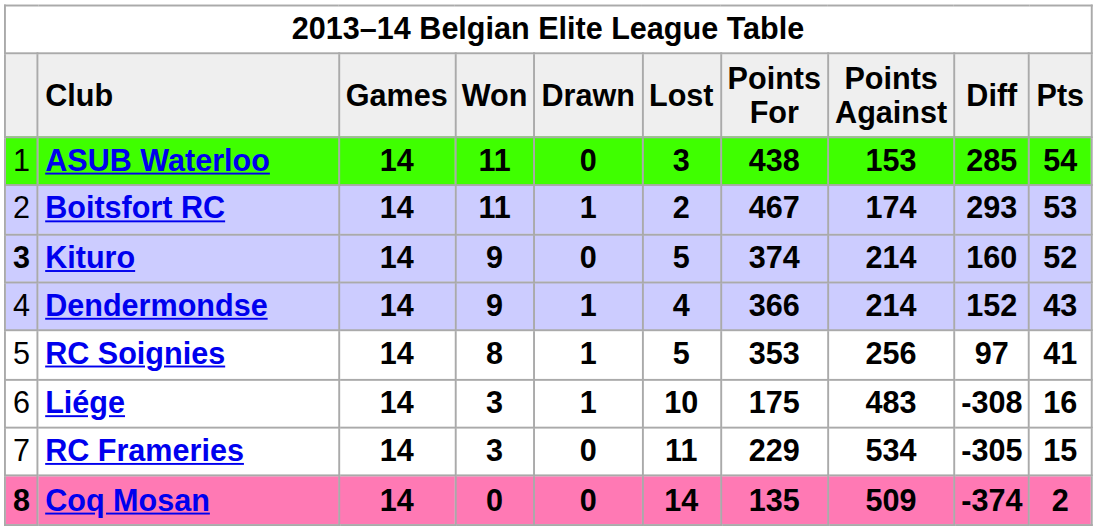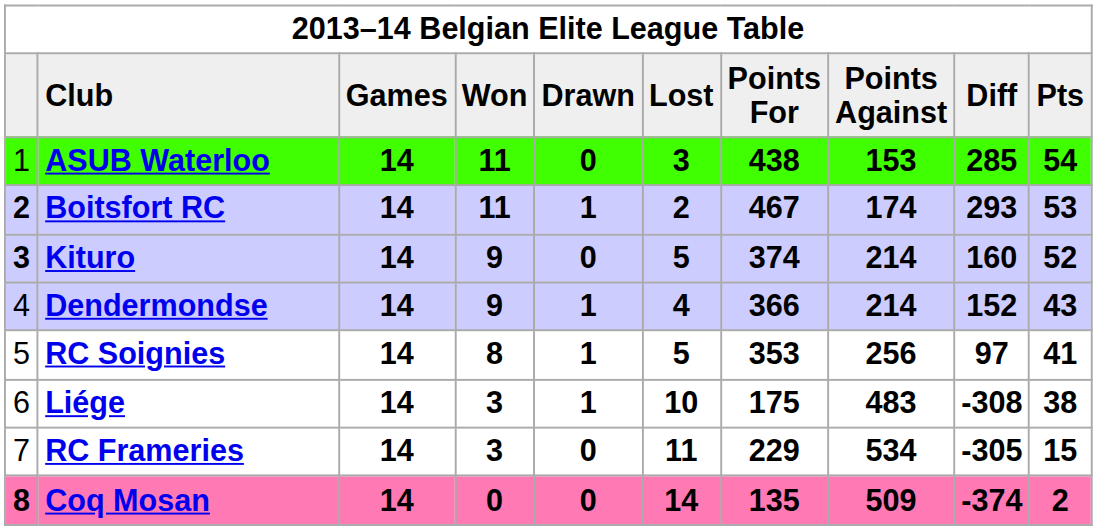(22, 209) normal -> (22, 209) bold
(1060, 402) 16 -> (1060, 402) 38
